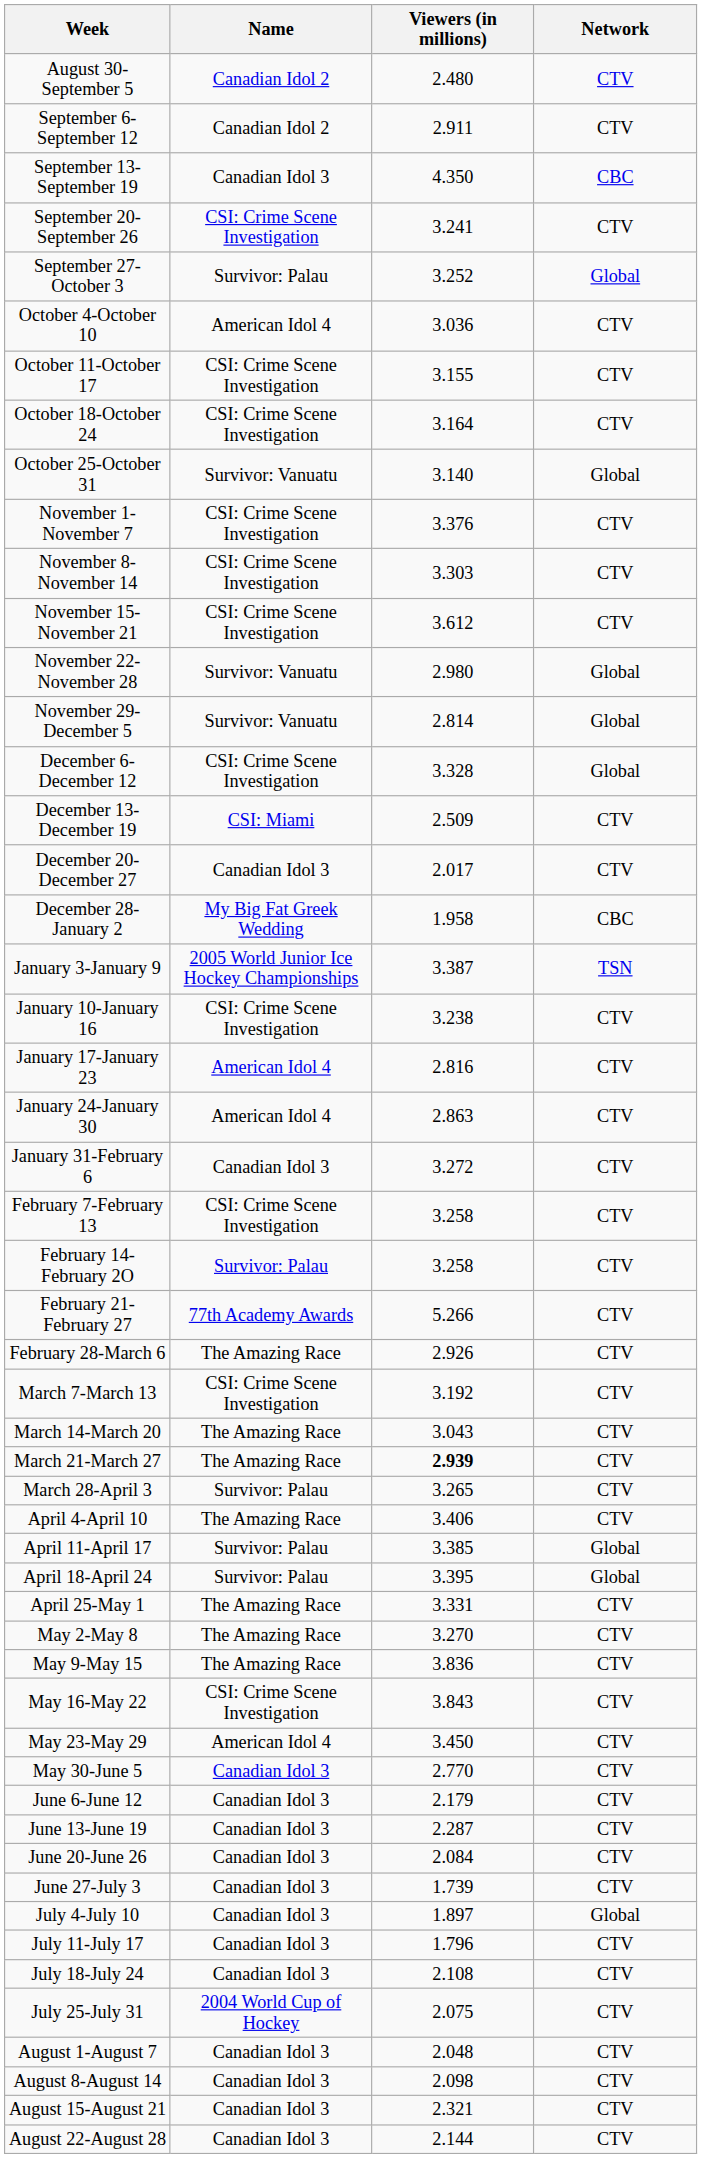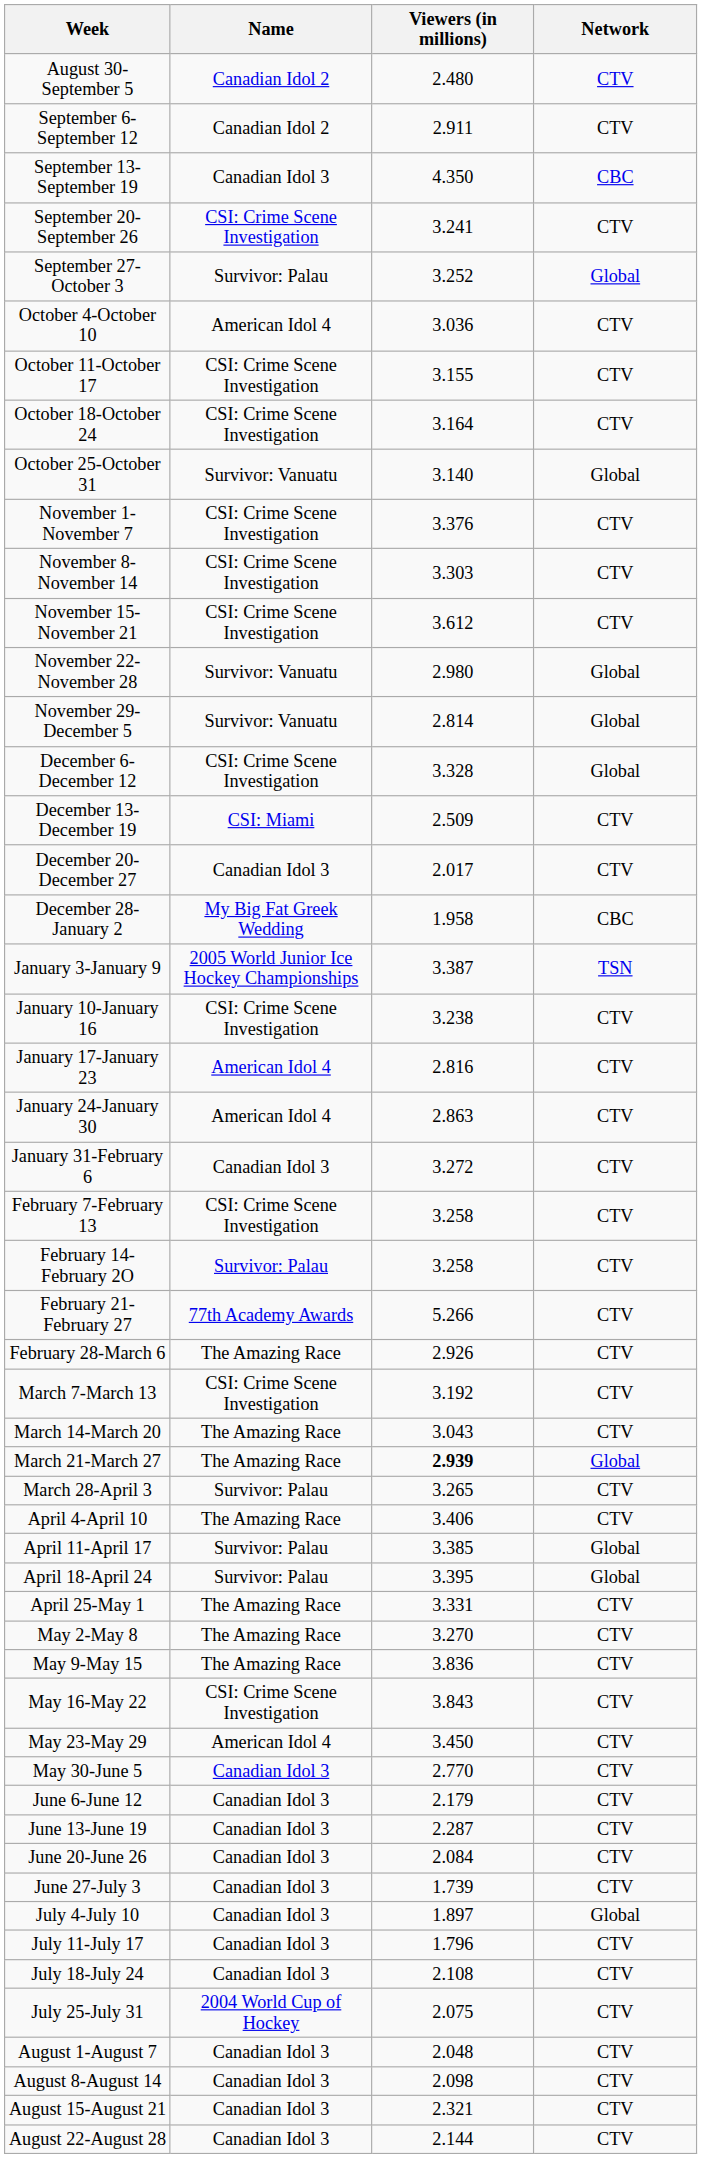(615, 1461) CTV -> (615, 1461) Global
